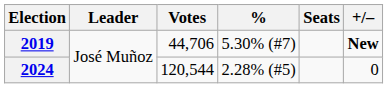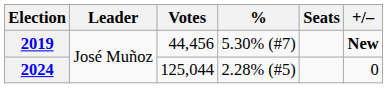(191, 43) 44,706 -> (191, 43) 44,456
(187, 69) 120,544 -> (187, 69) 125,044
